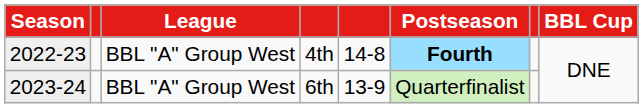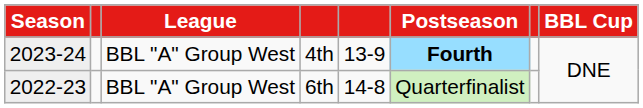(48, 54) 2022-23 -> (48, 54) 2023-24
(365, 54) 14-8 -> (365, 54) 13-9
(48, 86) 2023-24 -> (48, 86) 2022-23
(365, 86) 13-9 -> (365, 86) 14-8
